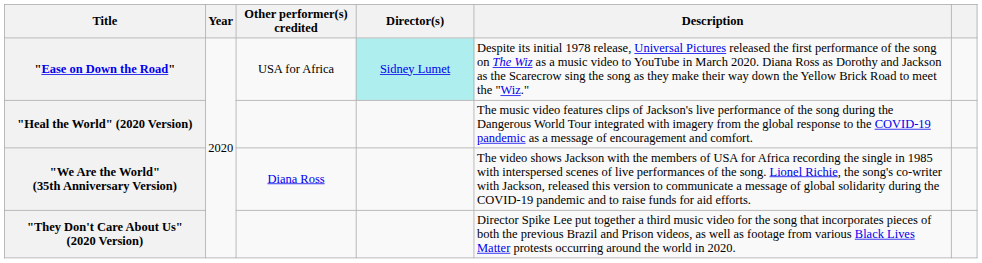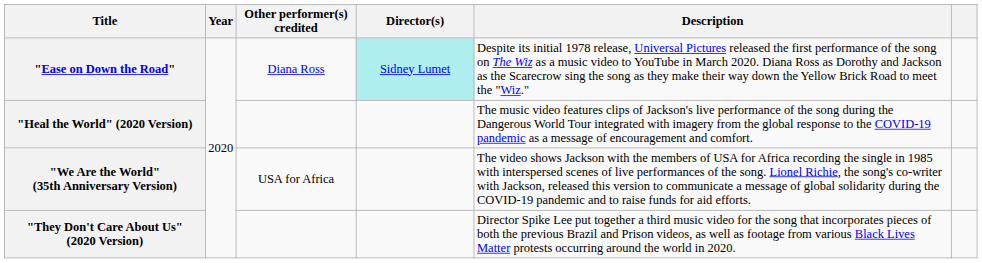(296, 69) USA for Africa -> (296, 69) Diana Ross
(296, 179) Diana Ross -> (296, 179) USA for Africa
